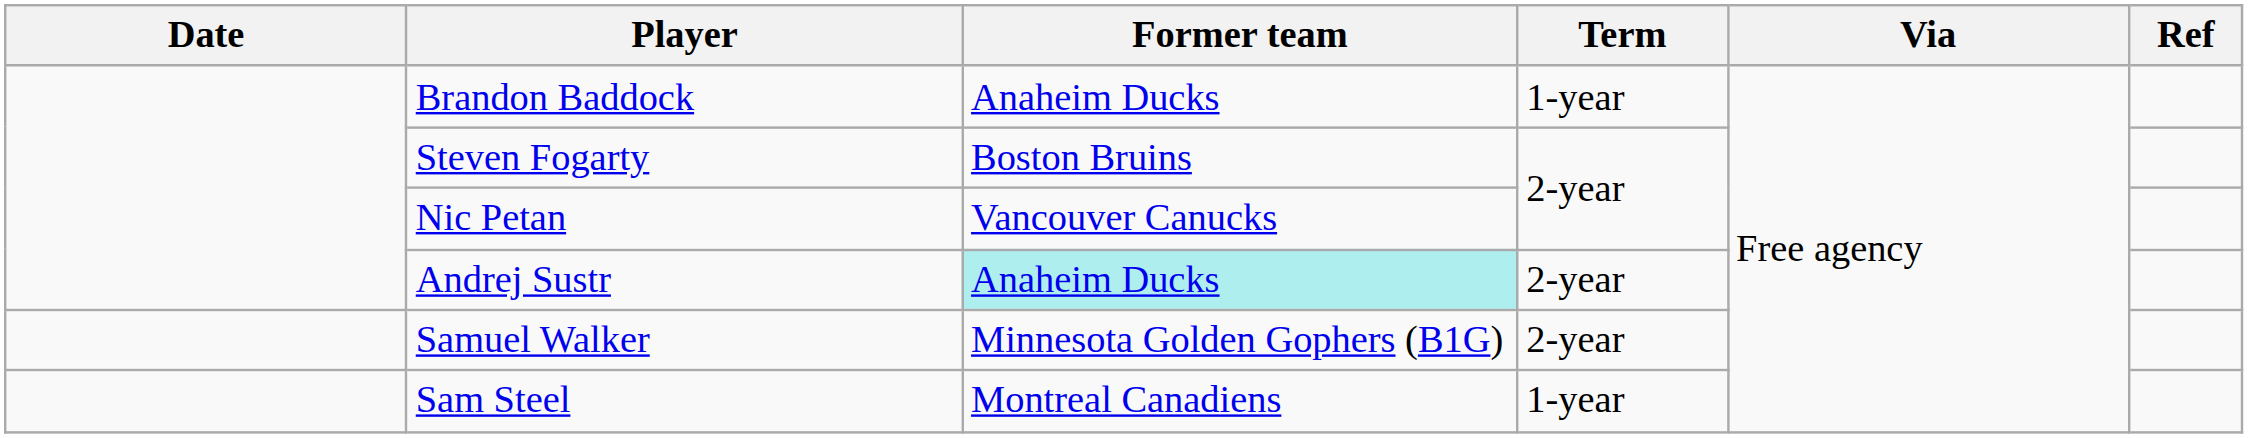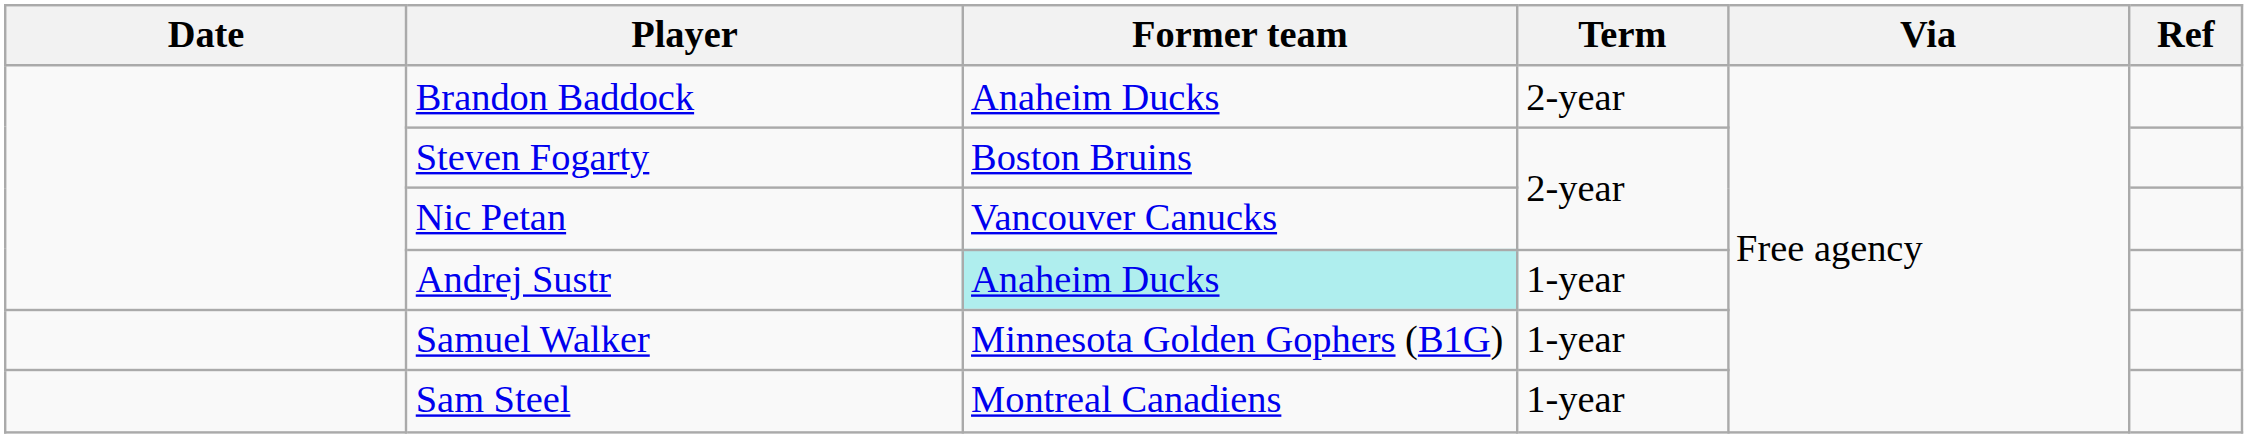(1575, 95) 1-year -> (1575, 95) 2-year
(1575, 278) 2-year -> (1575, 278) 1-year
(1575, 339) 2-year -> (1575, 339) 1-year
